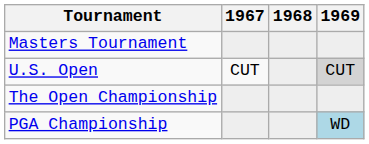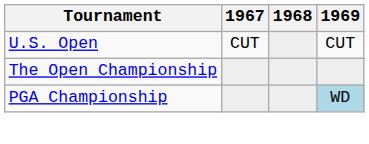- row: (98, 45)
(340, 72) lightgrey background -> (340, 45) no background
